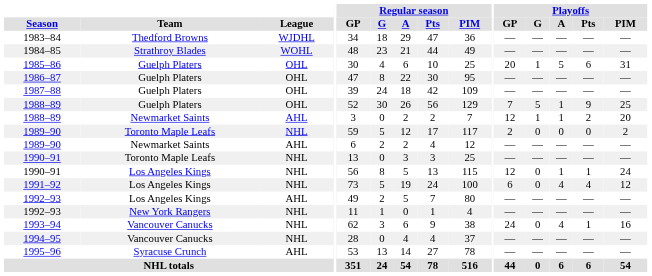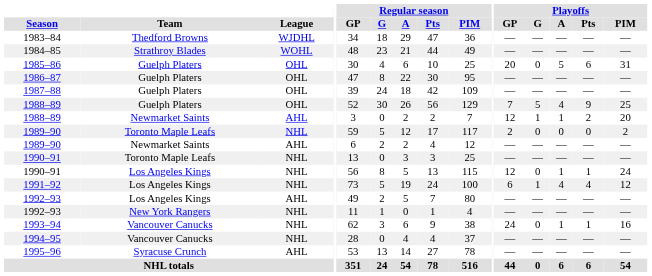(538, 64) 1 -> (538, 64) 0
(561, 104) 1 -> (561, 104) 4
(538, 185) 0 -> (538, 185) 1
(561, 225) 4 -> (561, 225) 1
